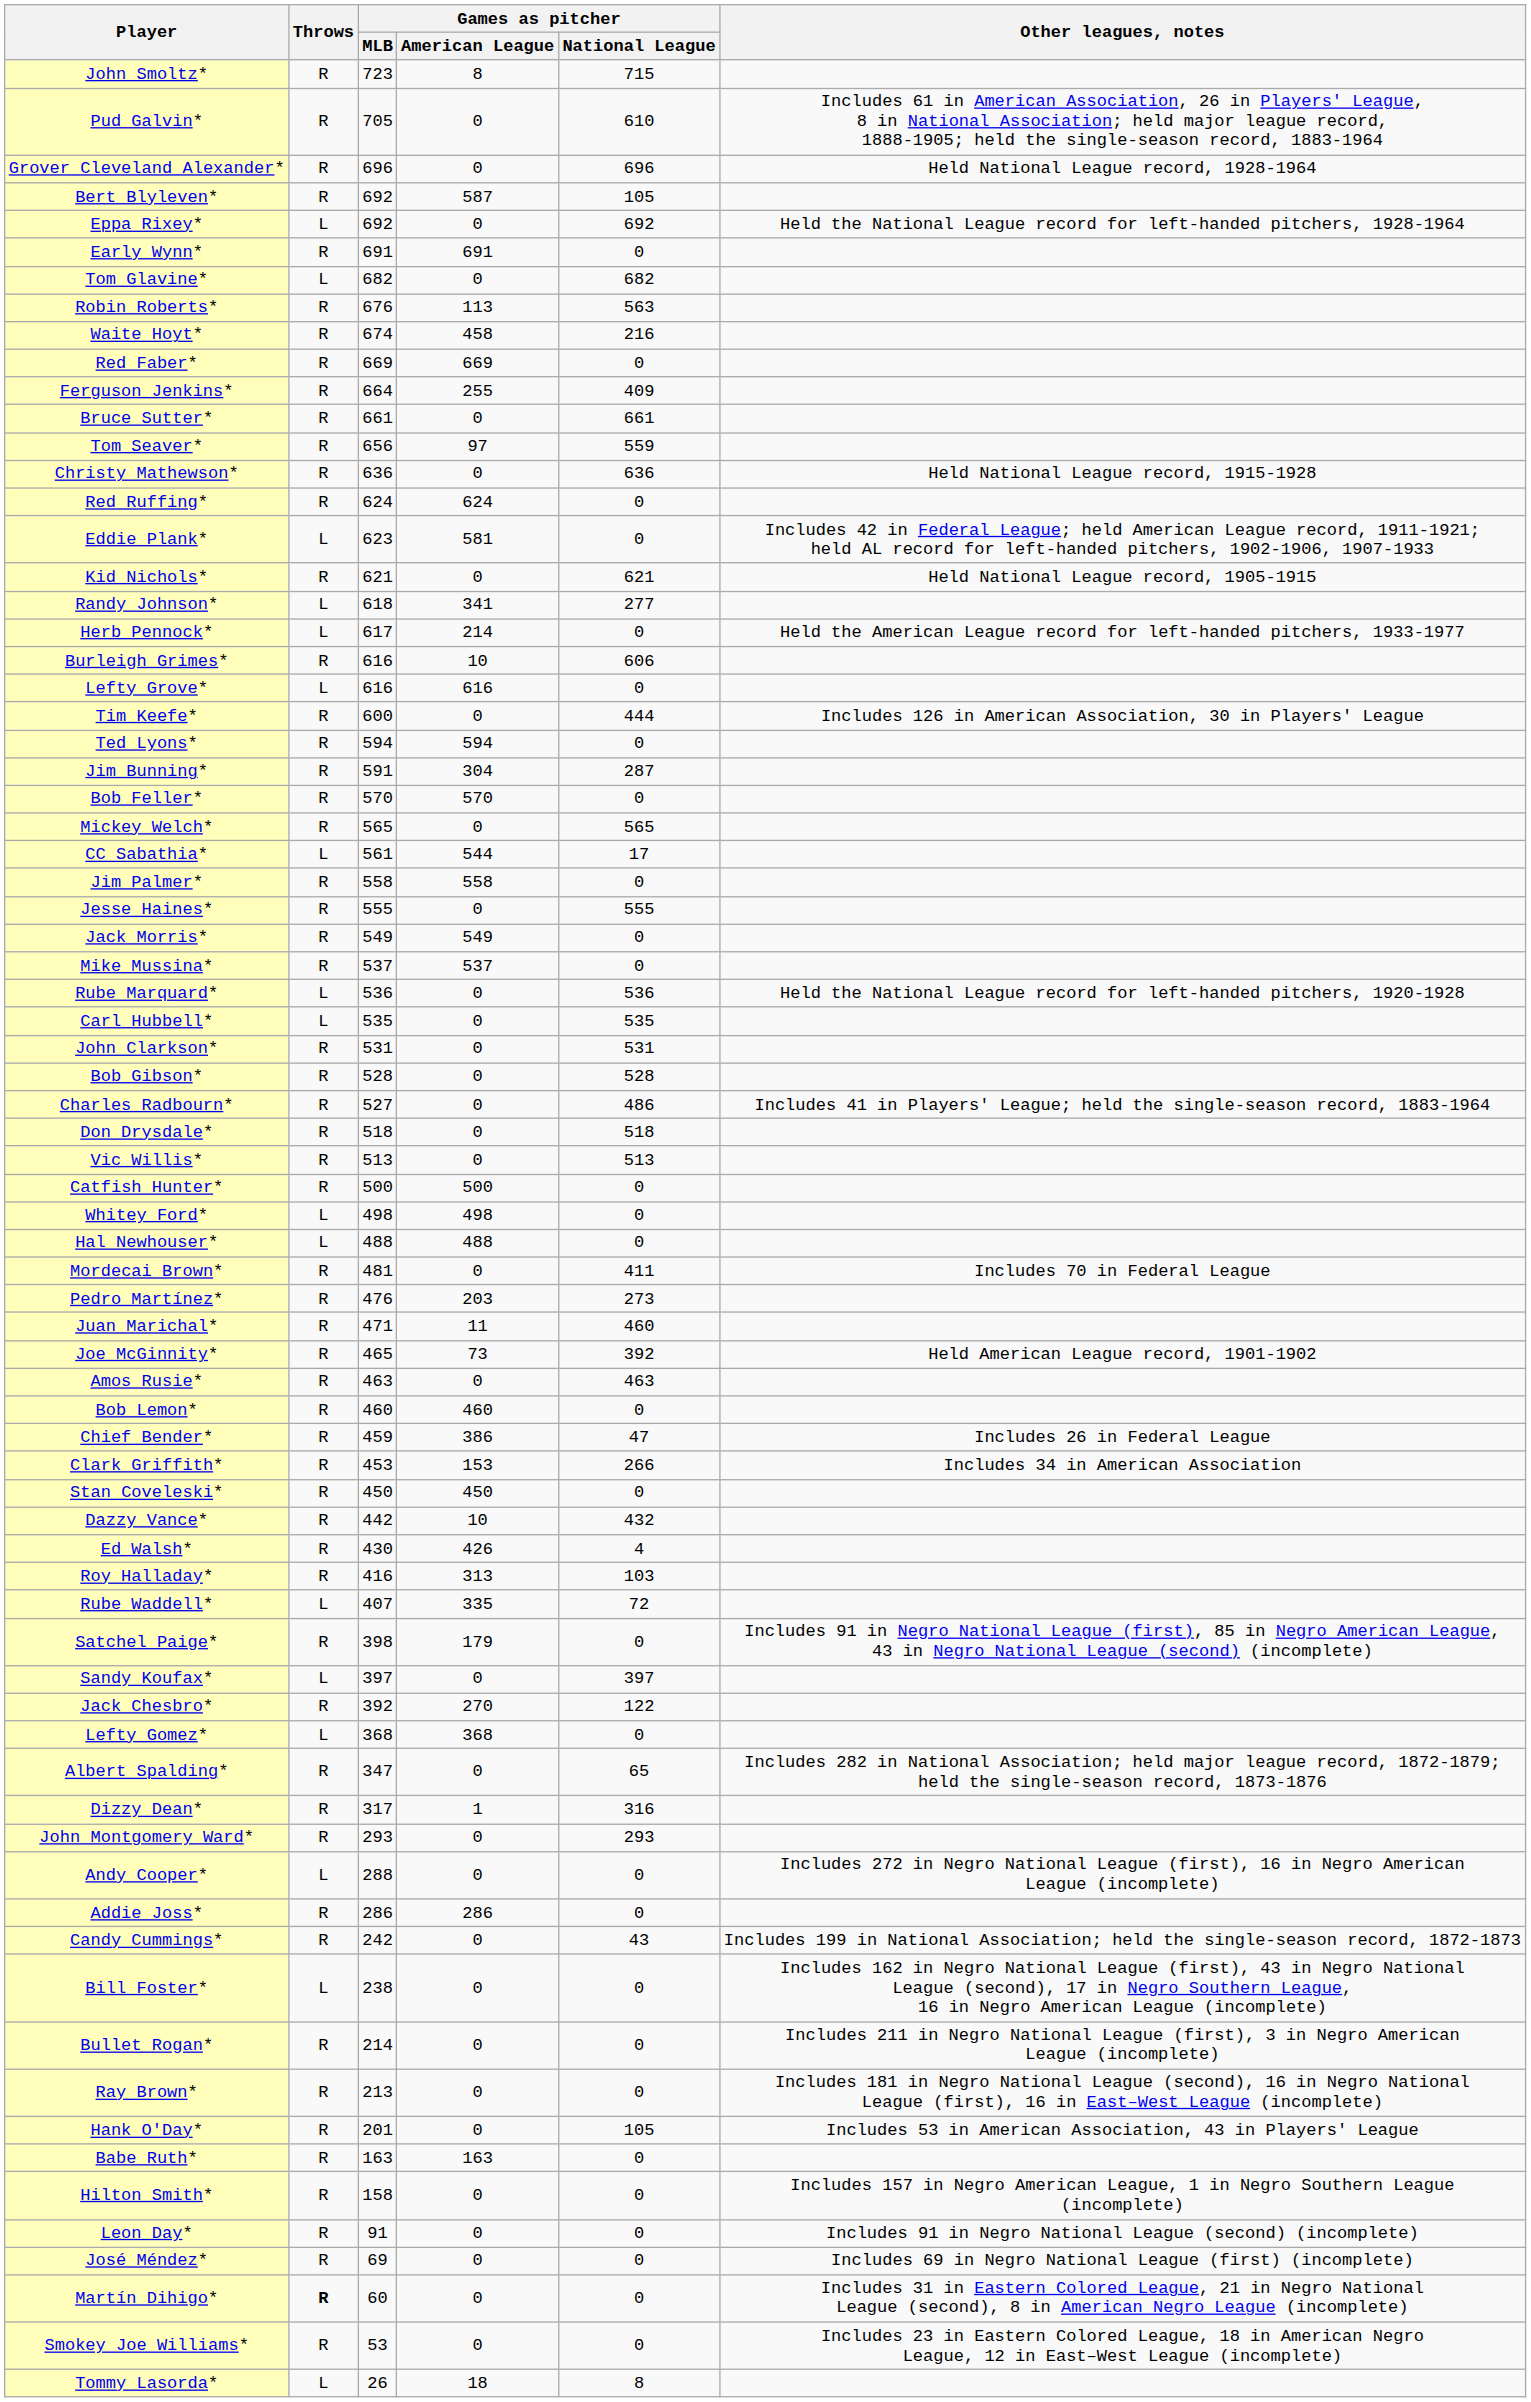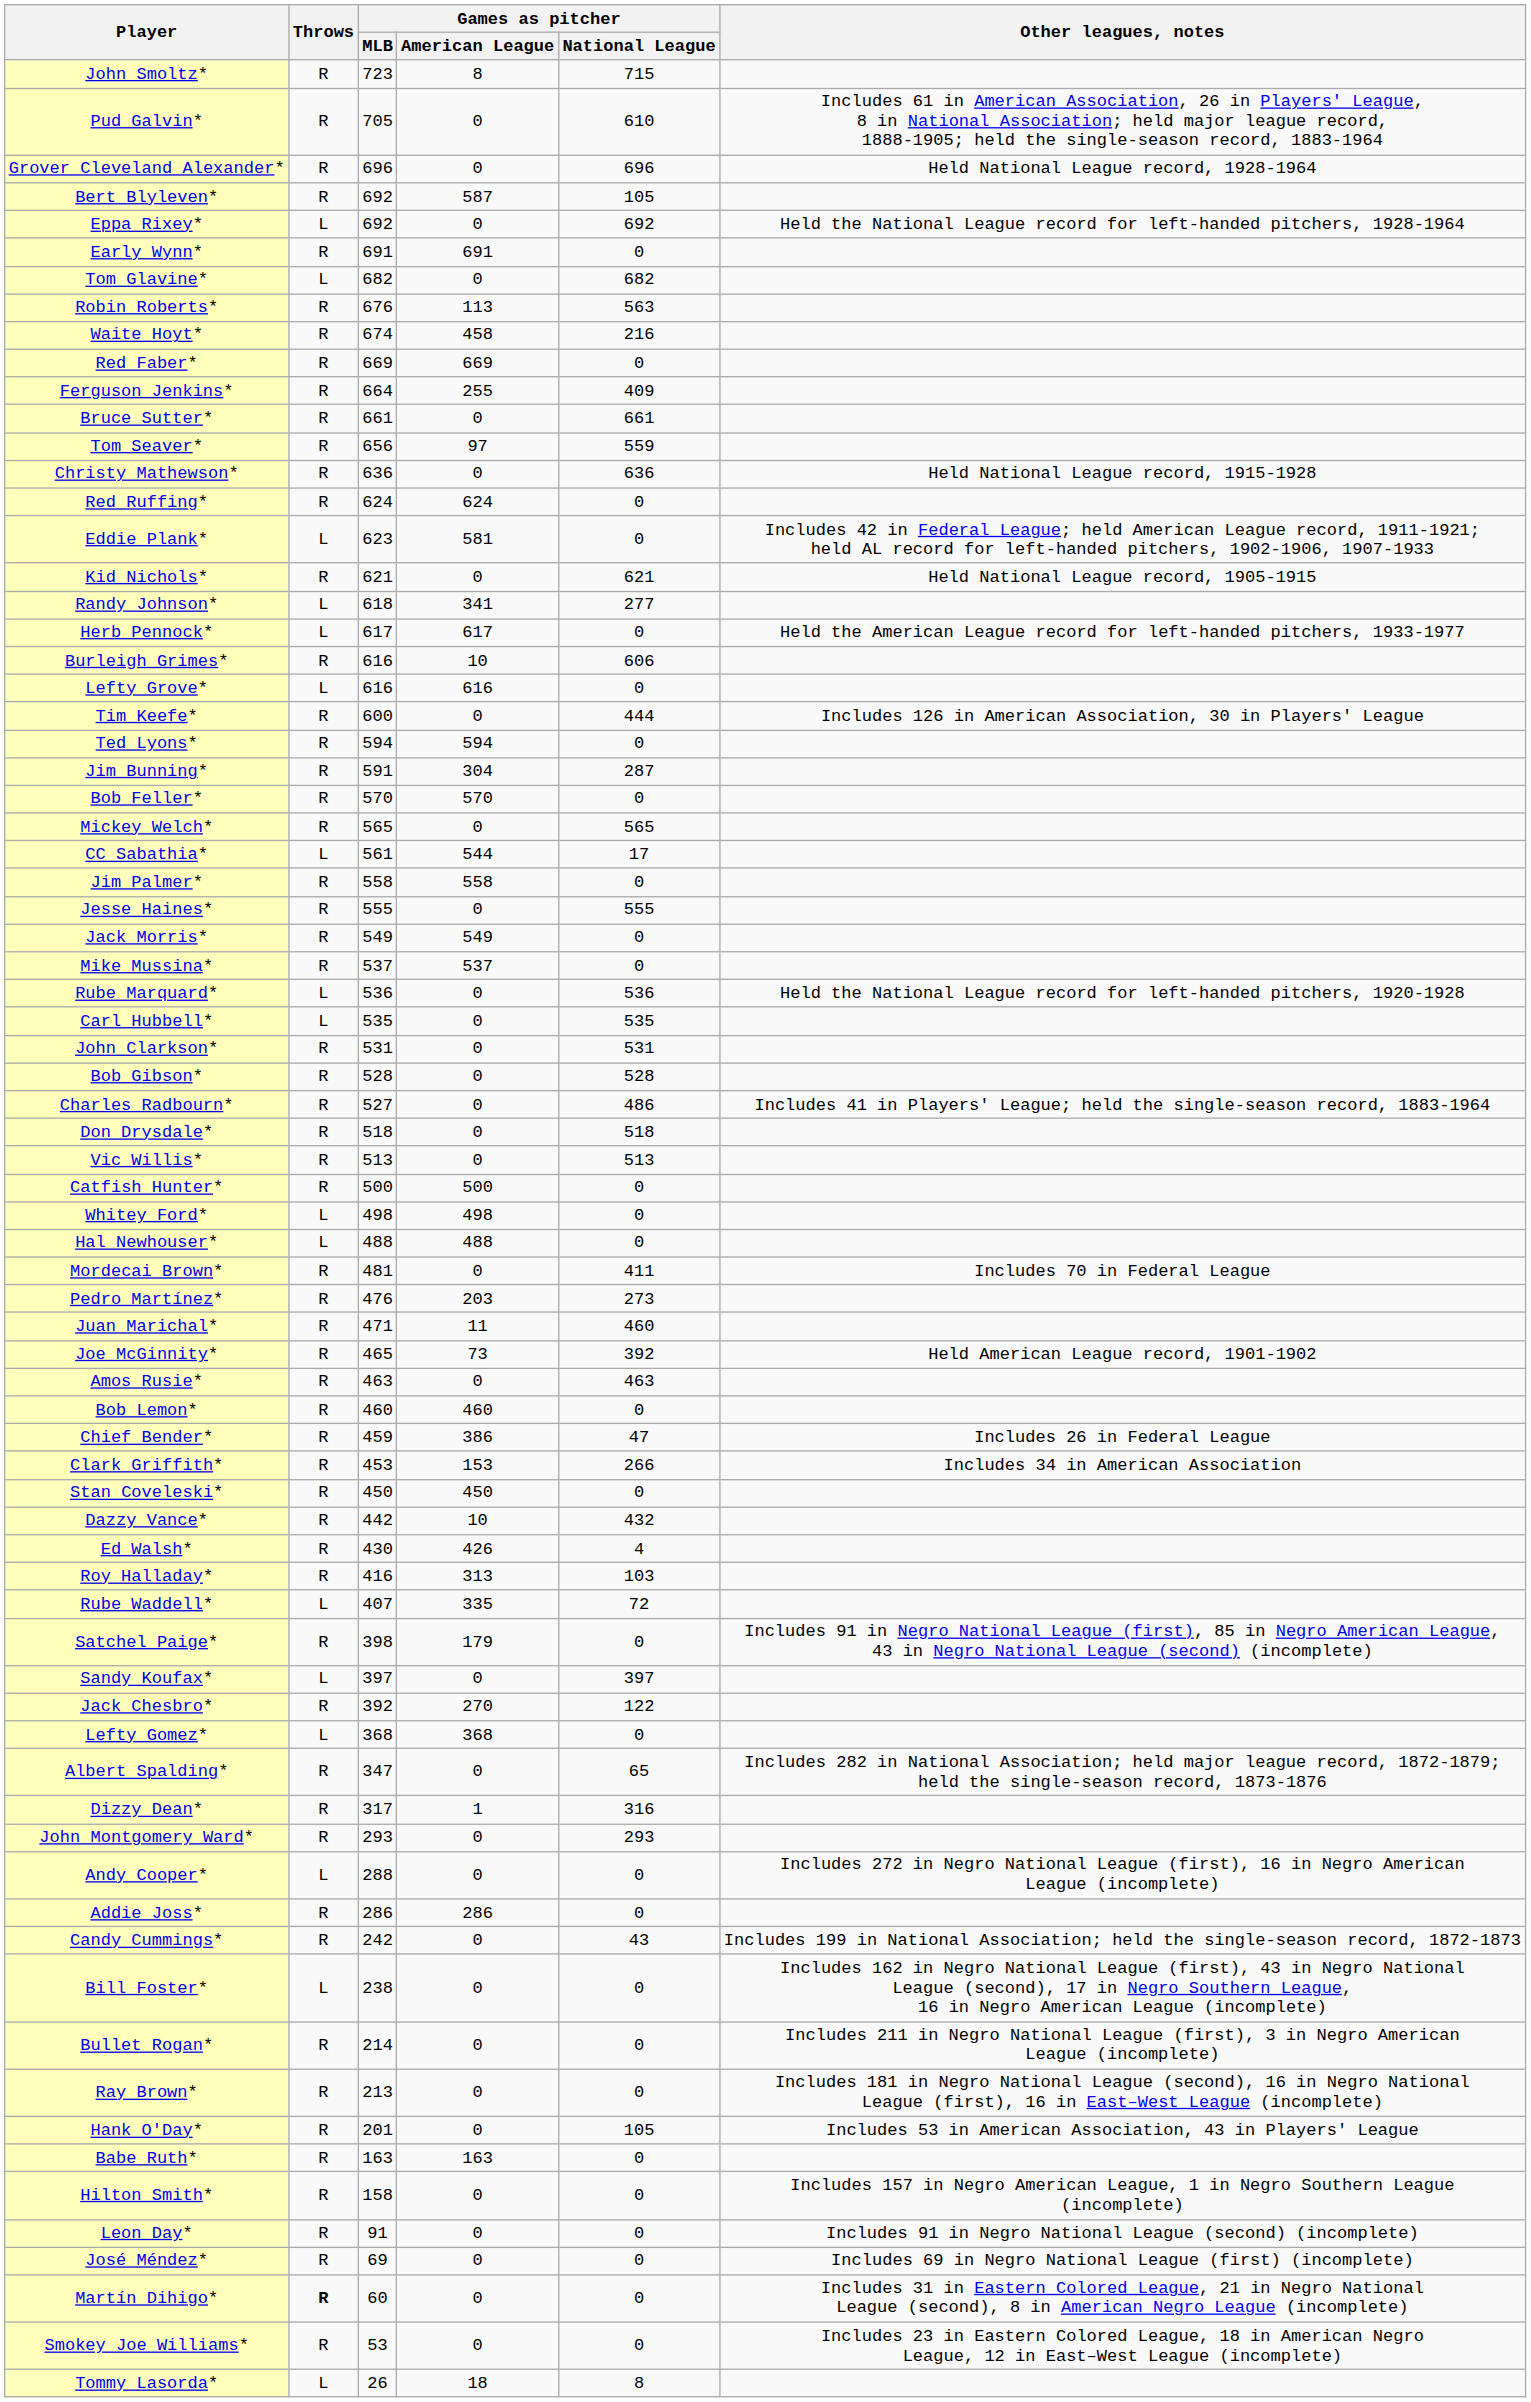(478, 633) 214 -> (478, 633) 617
